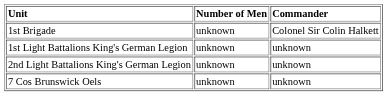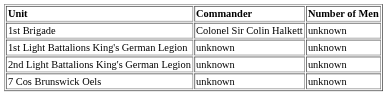columns swapped: (300, 13) <-> (232, 13)
